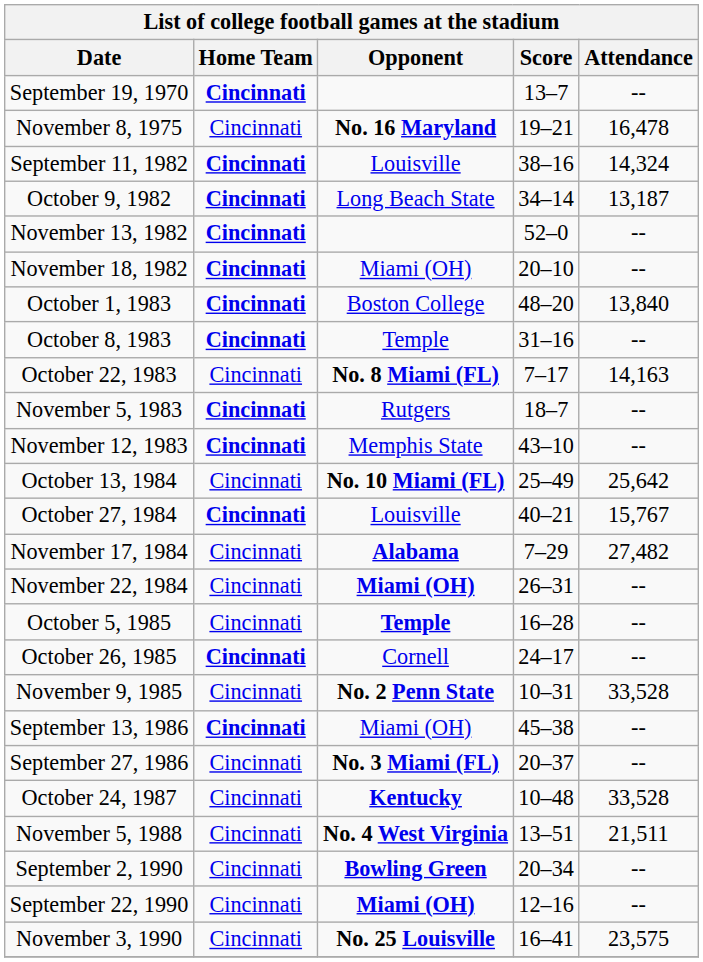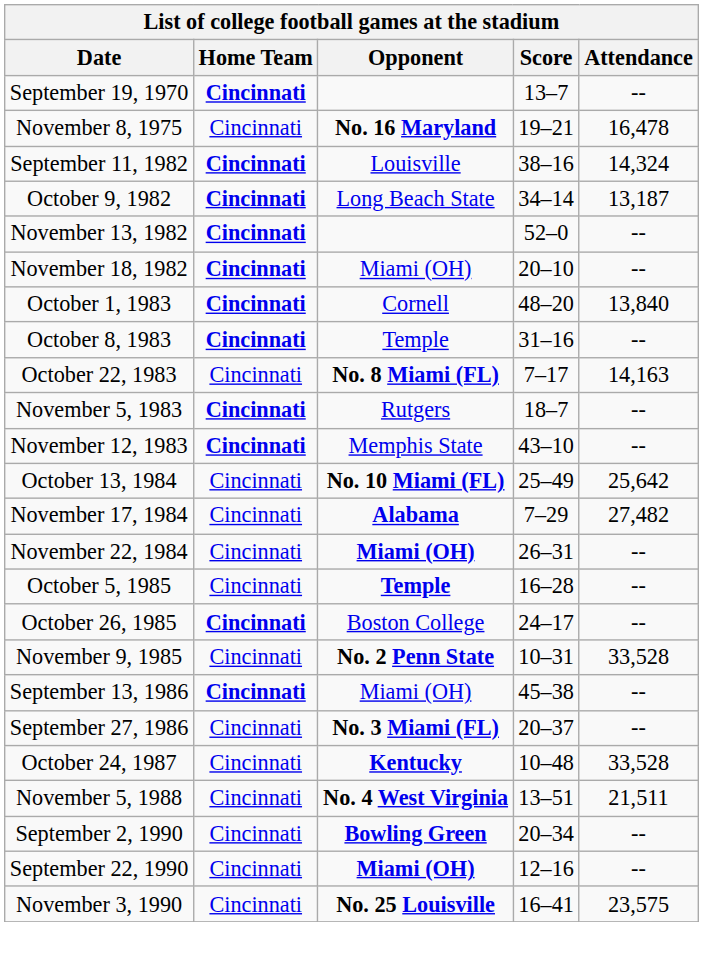(416, 304) Boston College -> (416, 304) Cornell
- row: (99, 515)
(416, 657) Cornell -> (416, 621) Boston College
